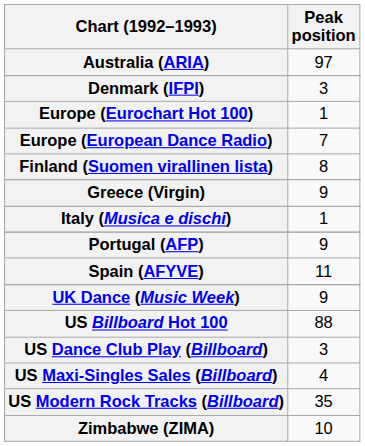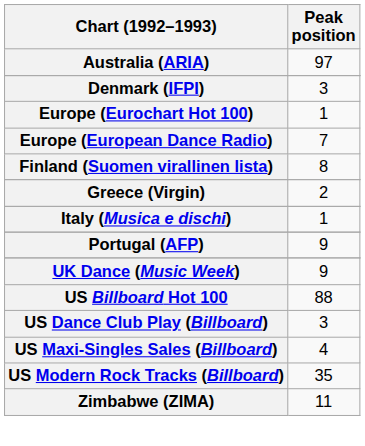(324, 192) 9 -> (324, 192) 2
- row: (146, 271)
(324, 428) 10 -> (324, 402) 11
